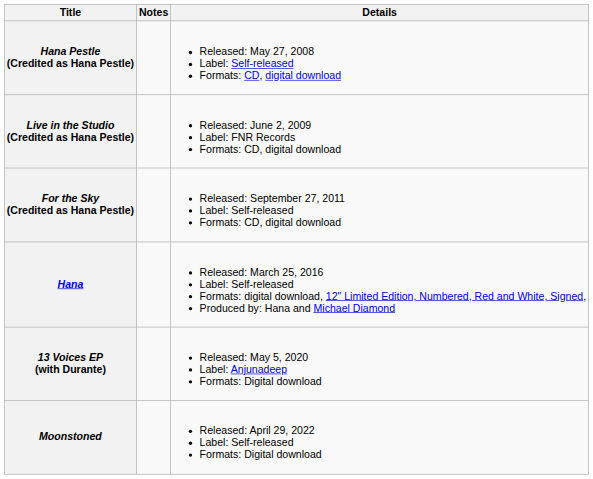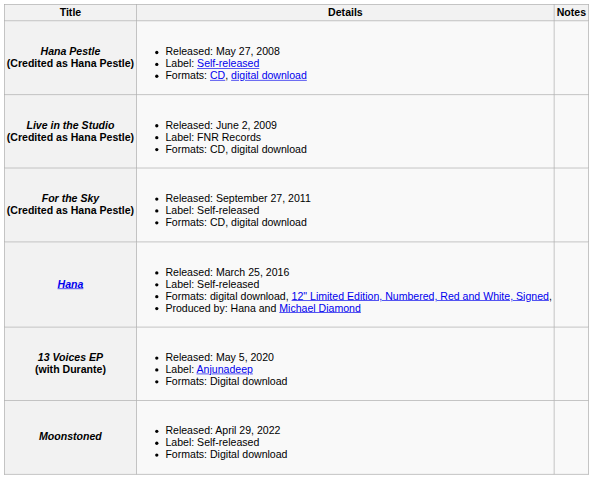columns swapped: (380, 12) <-> (154, 12)
